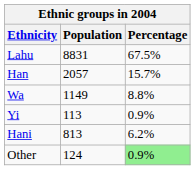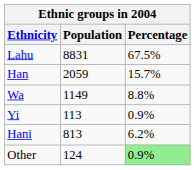(76, 74) 2057 -> (76, 74) 2059
